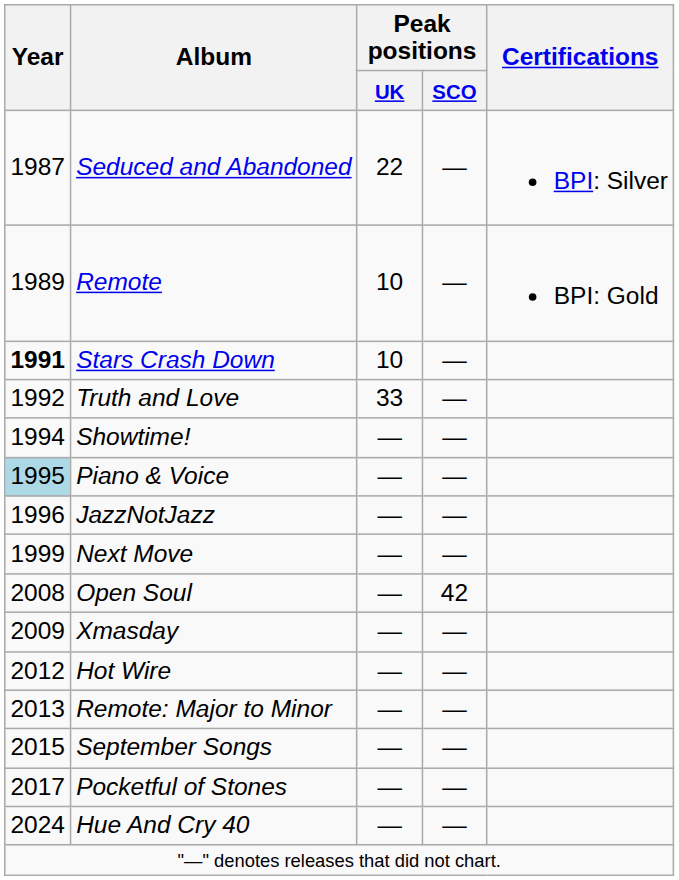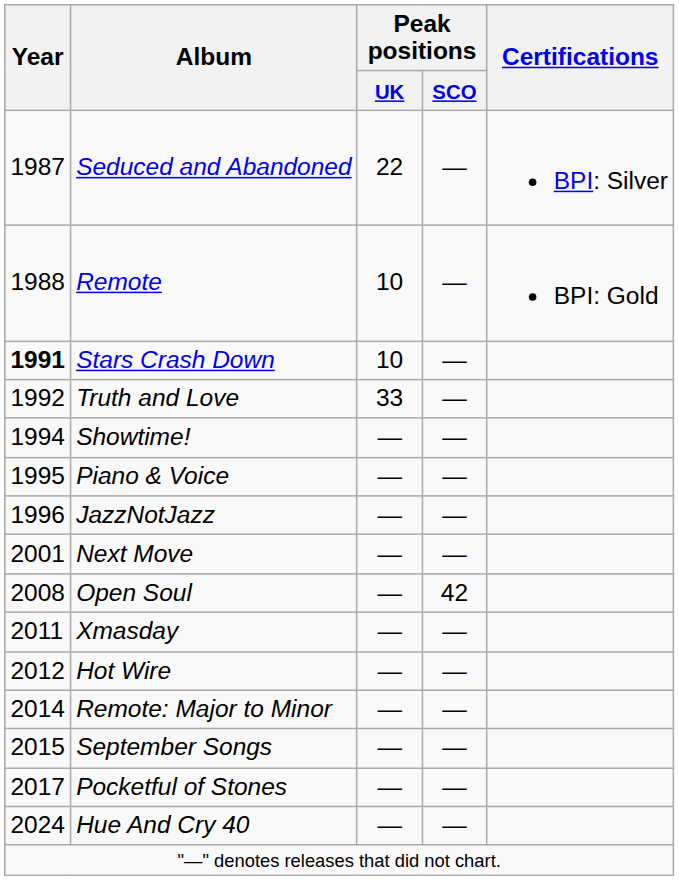(38, 282) 1989 -> (38, 282) 1988
(38, 476) lightblue background -> (38, 476) no background
(38, 553) 1999 -> (38, 553) 2001
(38, 631) 2009 -> (37, 631) 2011
(38, 709) 2013 -> (38, 709) 2014
